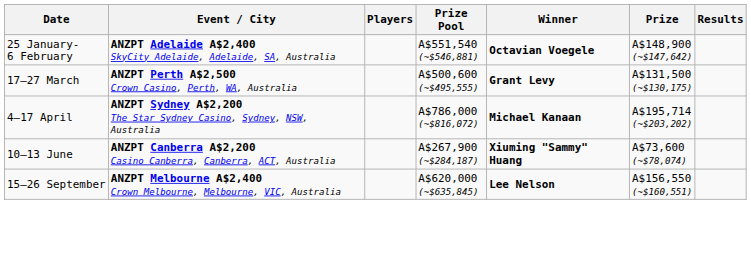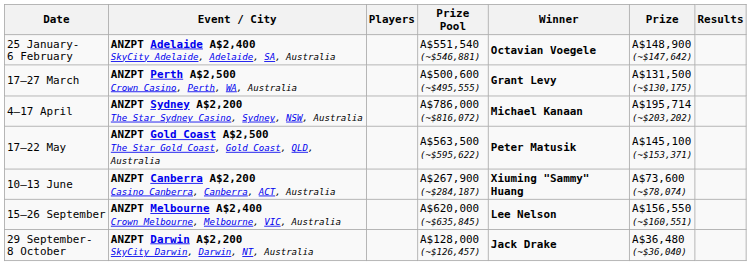+ row: (37, 148)
+ row: (50, 245)
